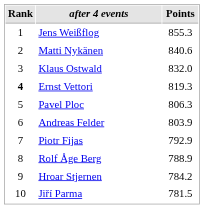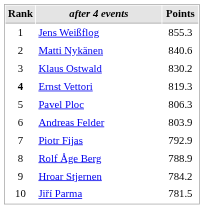(180, 68) 832.0 -> (180, 68) 830.2
